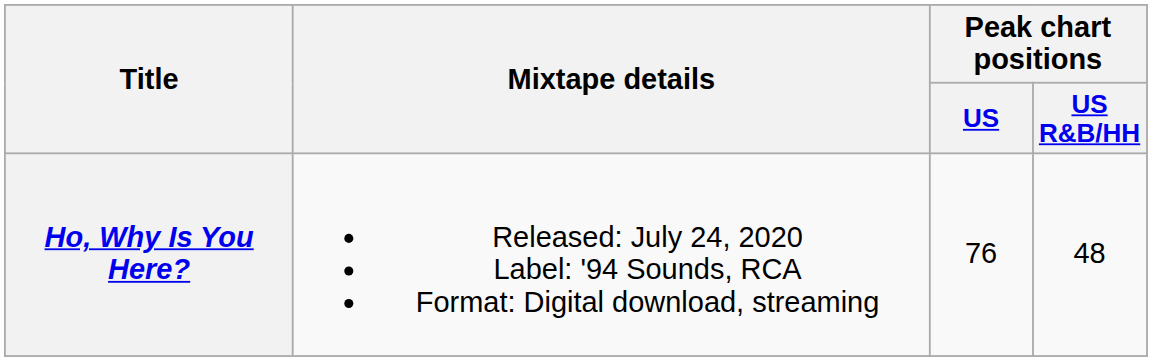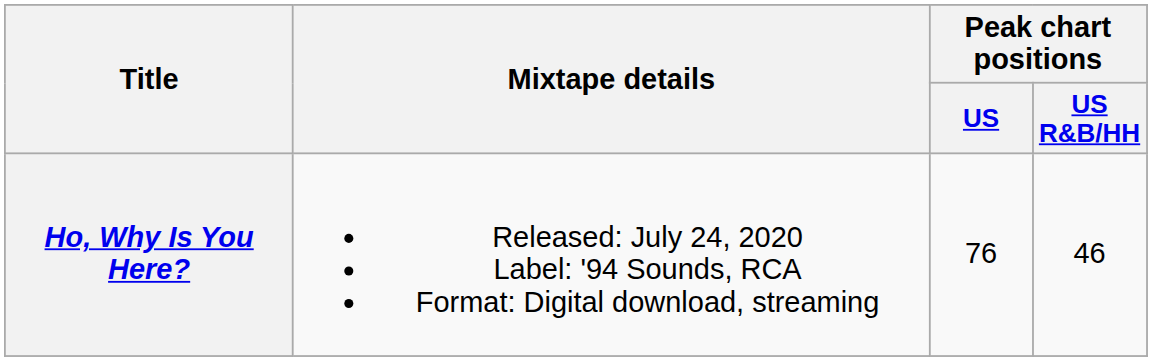(1090, 253) 48 -> (1090, 253) 46
